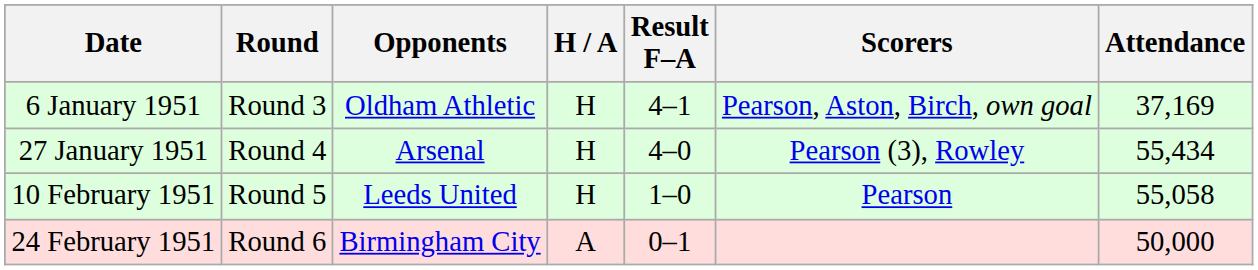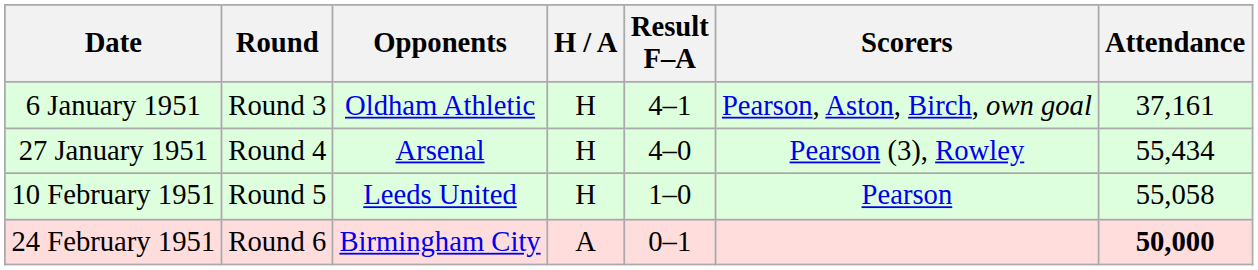(1175, 104) 37,169 -> (1175, 104) 37,161
(1175, 241) normal -> (1175, 241) bold
